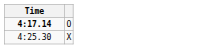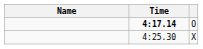+ column: (67, 11)
